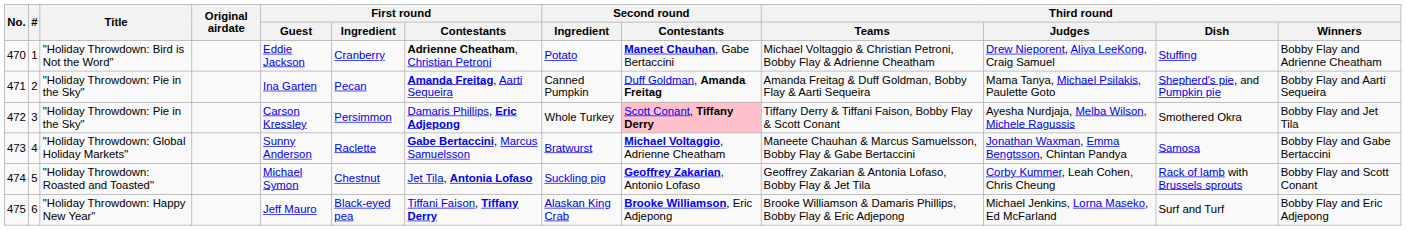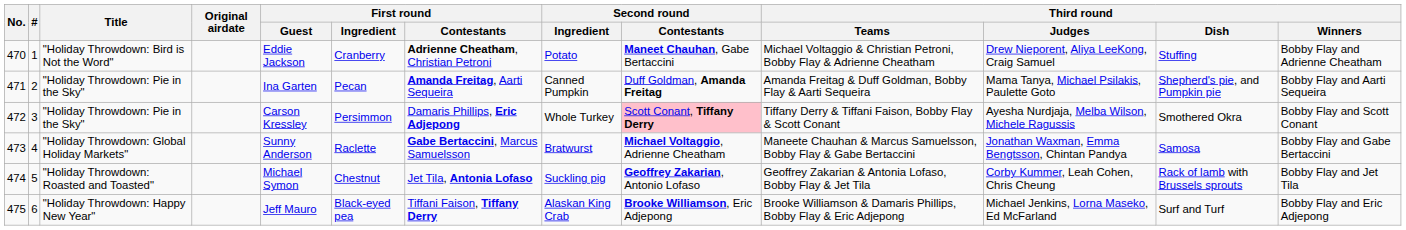(1329, 117) Bobby Flay and Jet Tila -> (1335, 117) Bobby Flay and Scott Conant
(1335, 179) Bobby Flay and Scott Conant -> (1329, 179) Bobby Flay and Jet Tila
